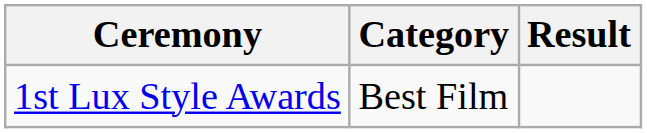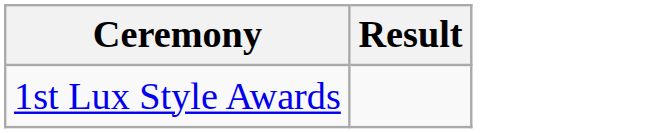- column: (434, 34)
